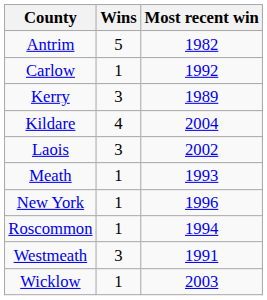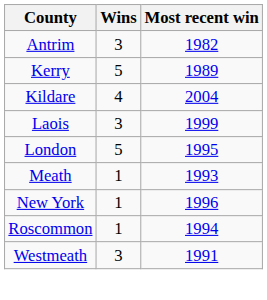(118, 44) 5 -> (118, 44) 3
- row: (50, 70)
(118, 96) 3 -> (118, 70) 5
(202, 149) 2002 -> (202, 123) 1999
+ row: (50, 149)
- row: (50, 281)
